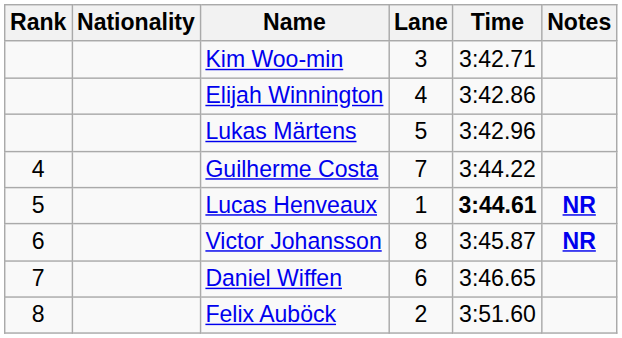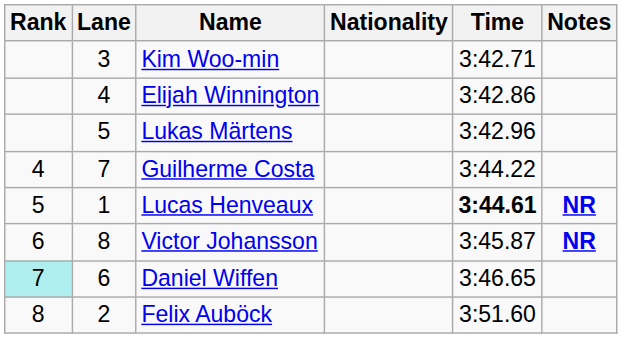columns swapped: (421, 22) <-> (136, 22)
(38, 278) no background -> (38, 278) paleturquoise background
